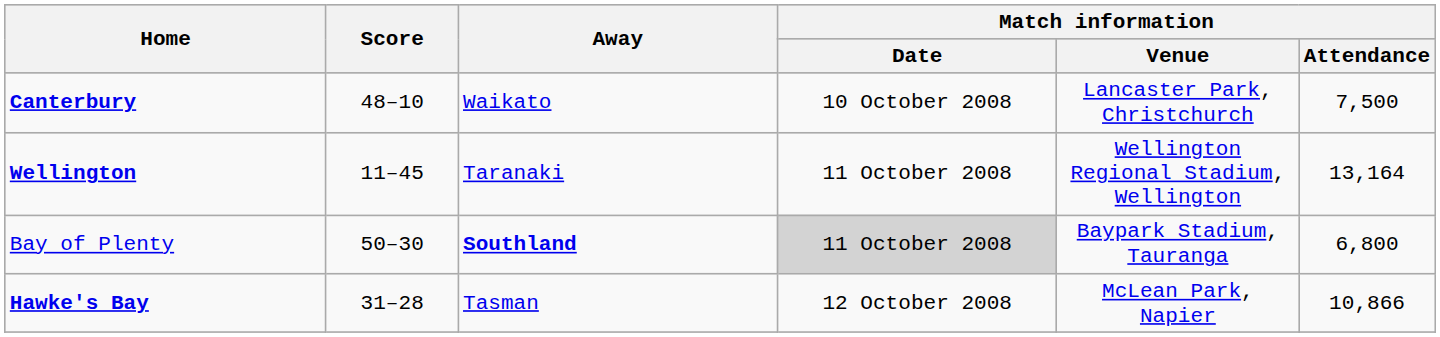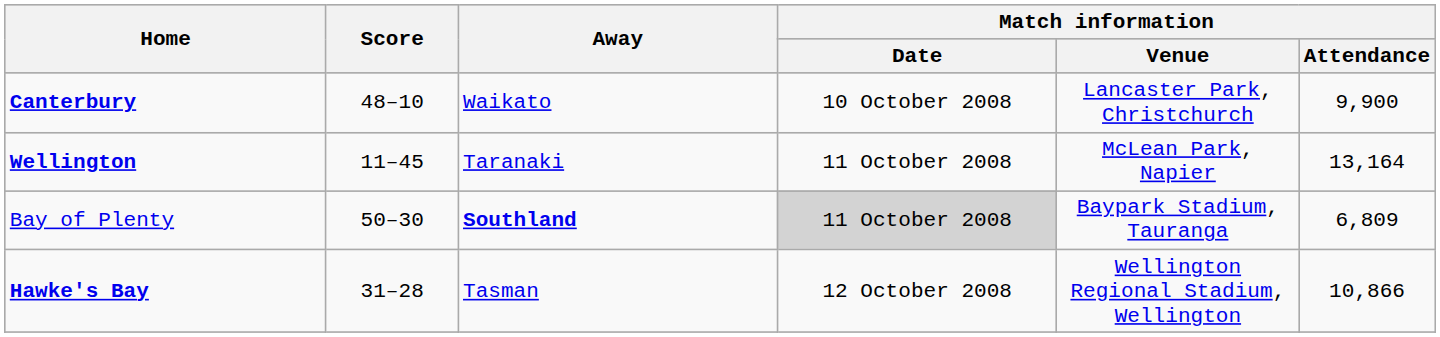(1367, 103) 7,500 -> (1367, 103) 9,900
(1178, 174) Wellington Regional Stadium, Wellington -> (1178, 161) McLean Park, Napier
(1367, 244) 6,800 -> (1367, 220) 6,809
(1178, 303) McLean Park, Napier -> (1178, 291) Wellington Regional Stadium, Wellington
